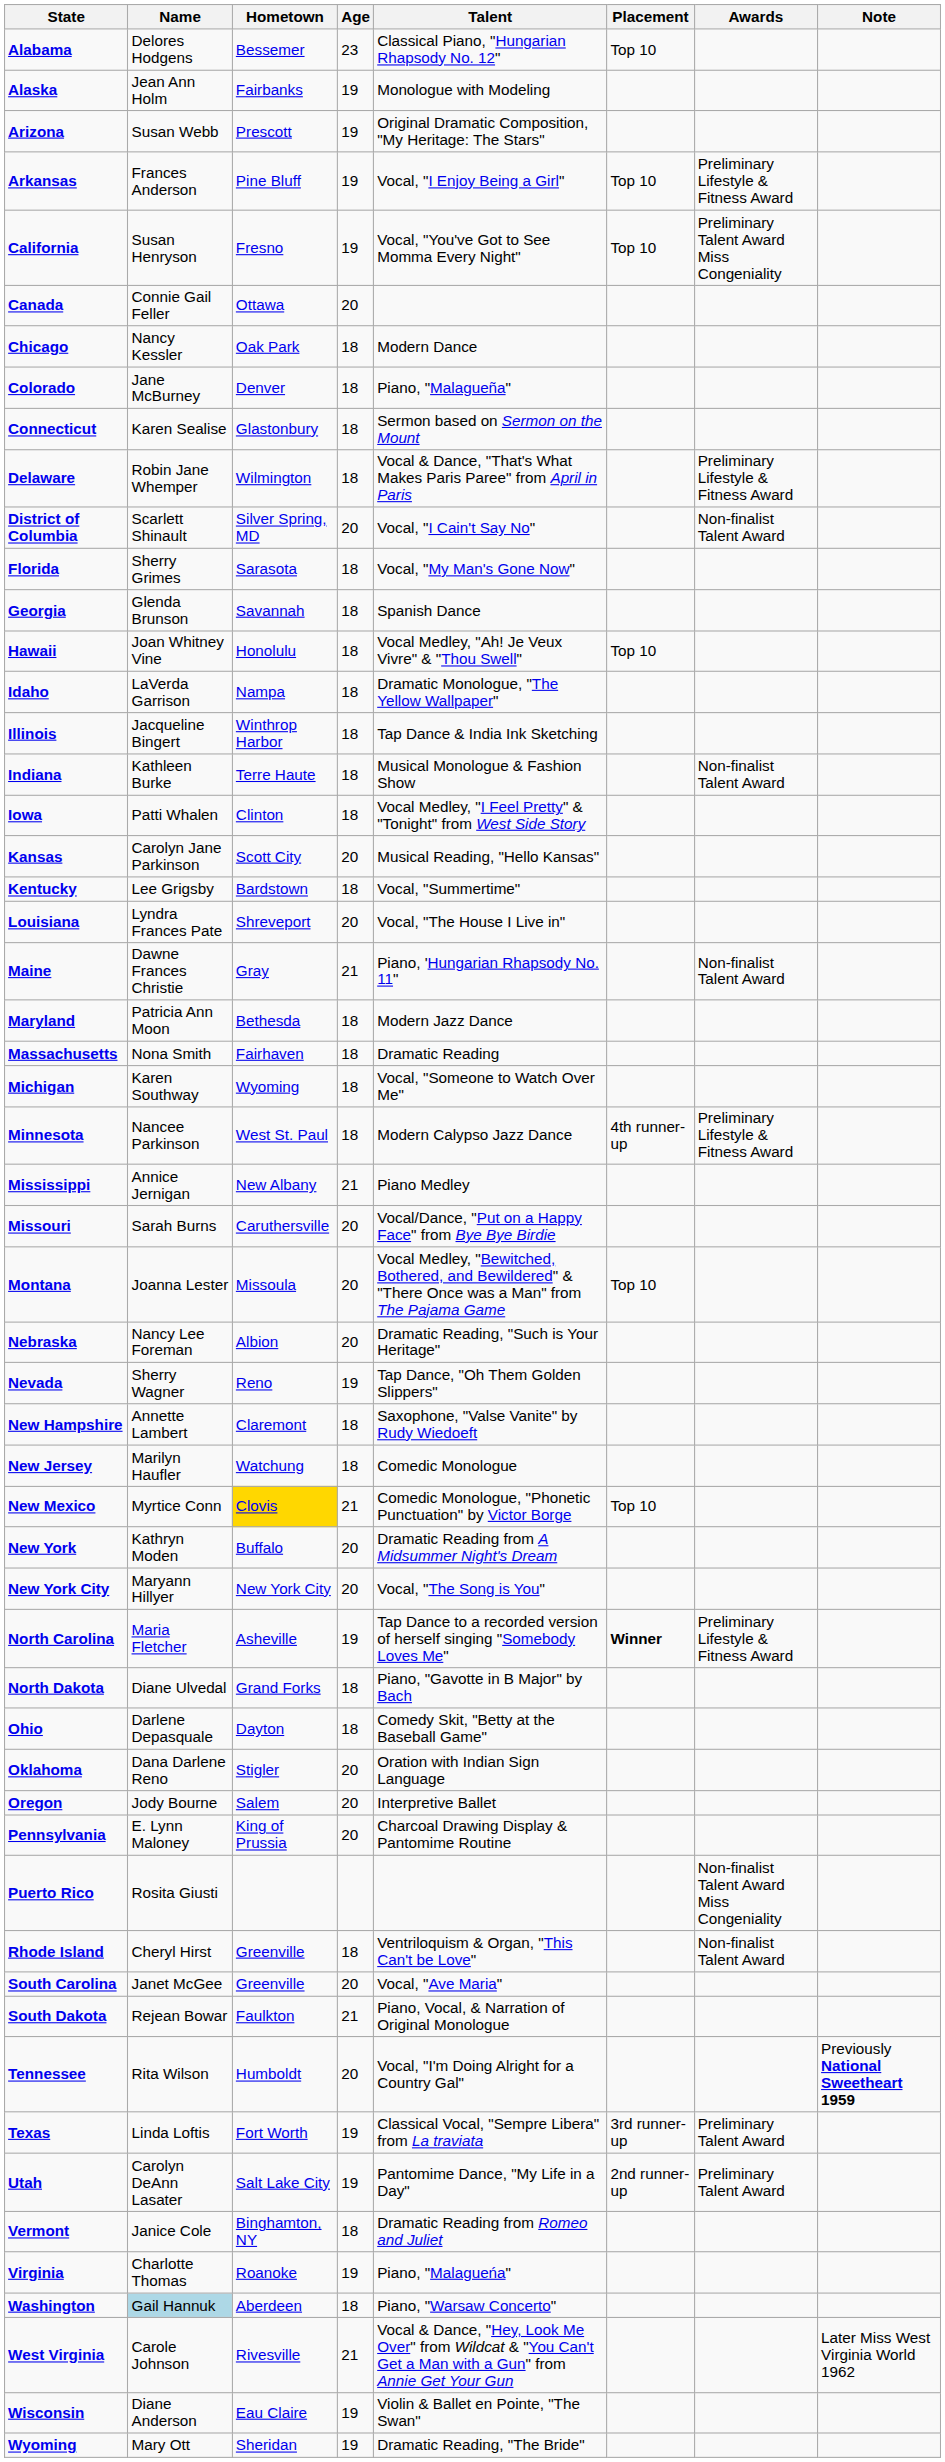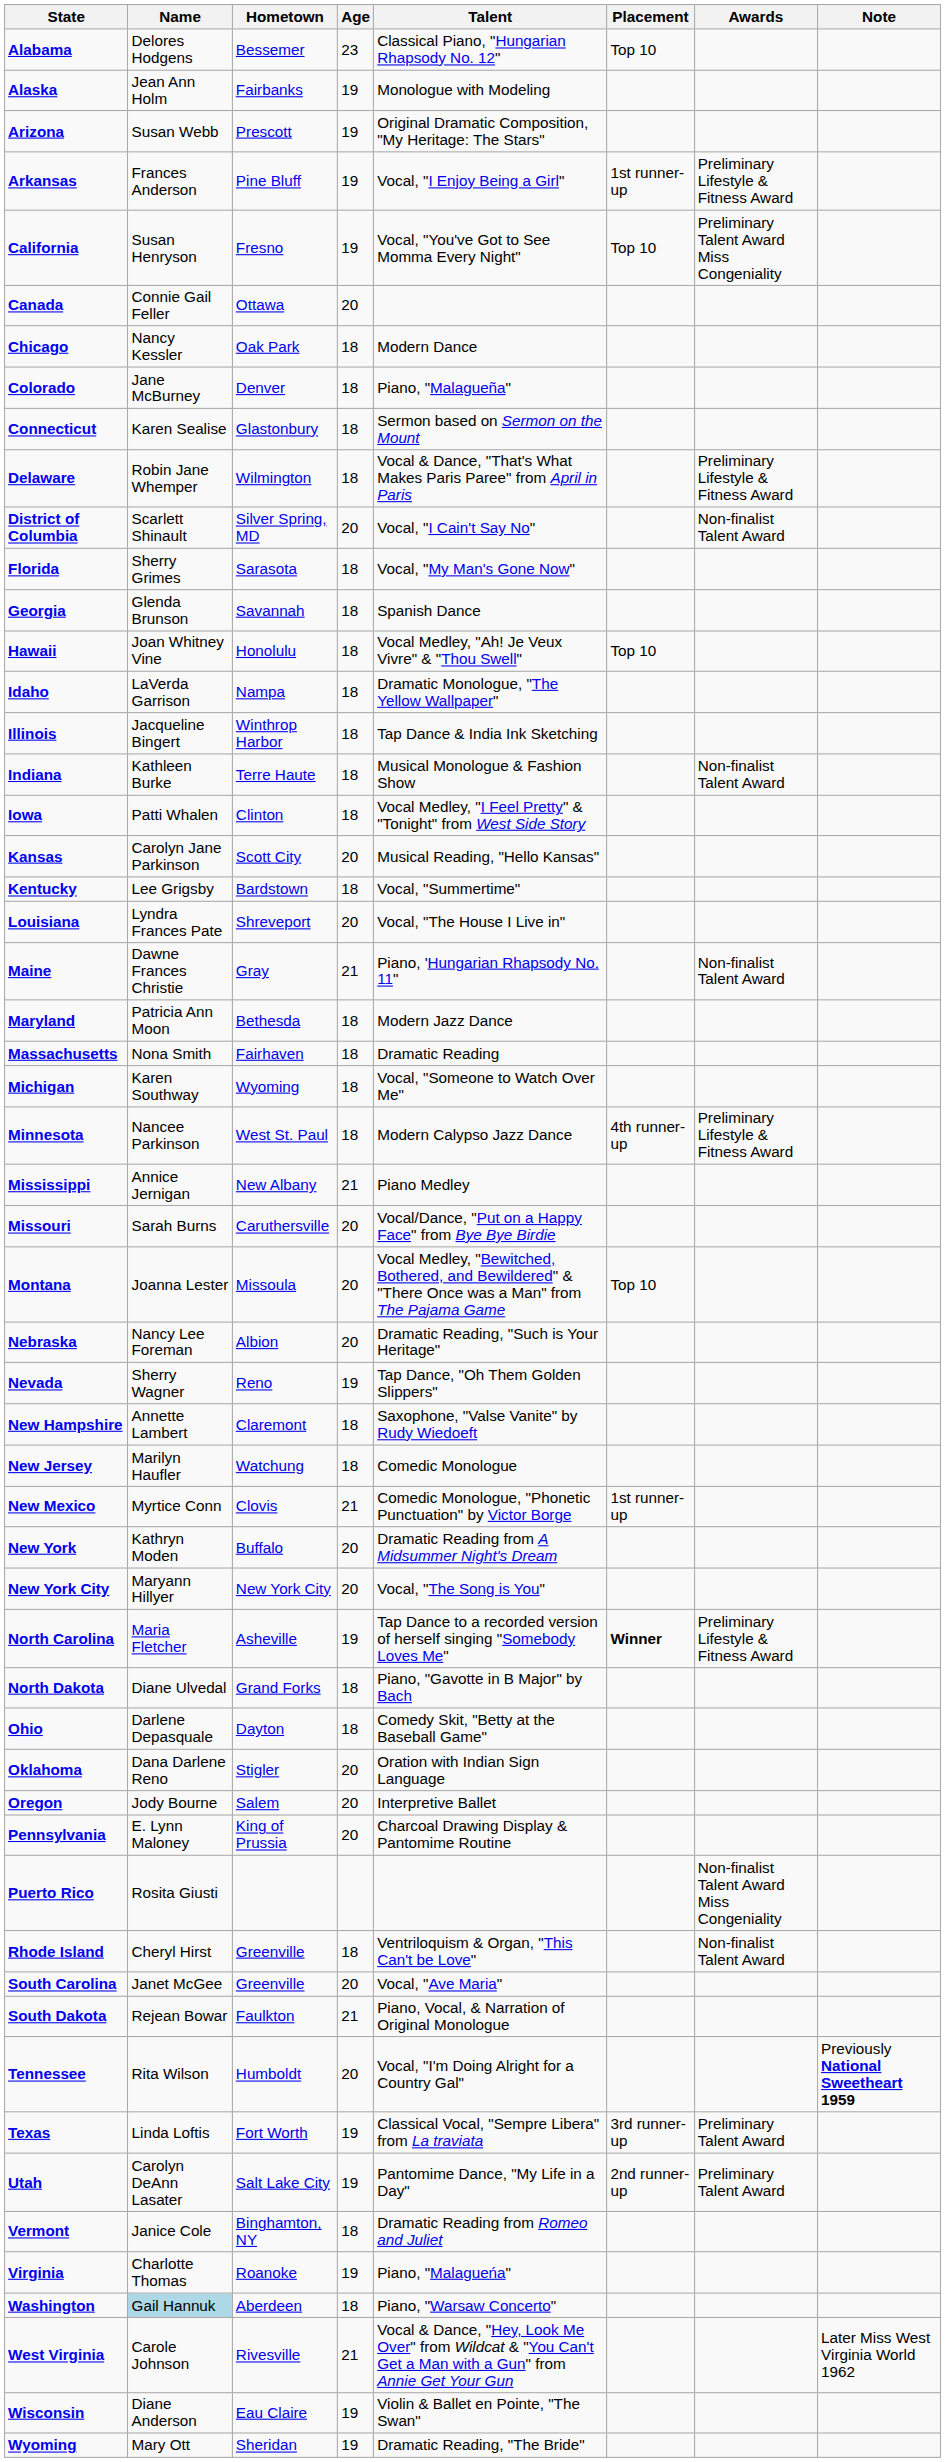(633, 181) Top 10 -> (647, 181) 1st runner-up
(257, 1507) gold background -> (257, 1507) no background
(633, 1507) Top 10 -> (647, 1507) 1st runner-up
